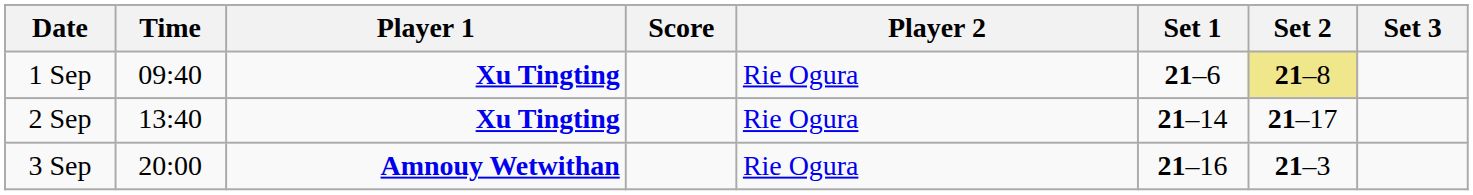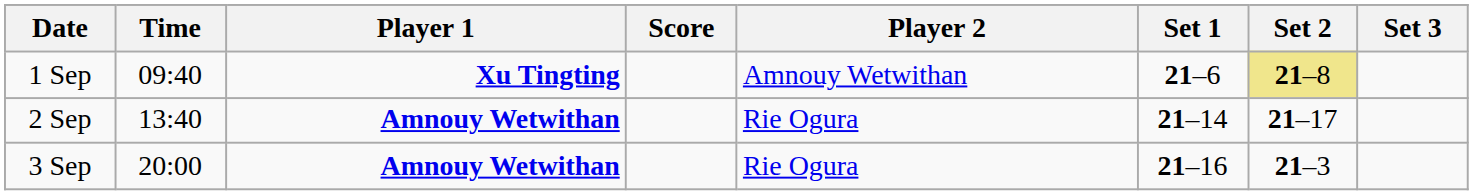(801, 74) Rie Ogura -> (855, 74) Amnouy Wetwithan
(548, 120) Xu Tingting -> (500, 120) Amnouy Wetwithan
